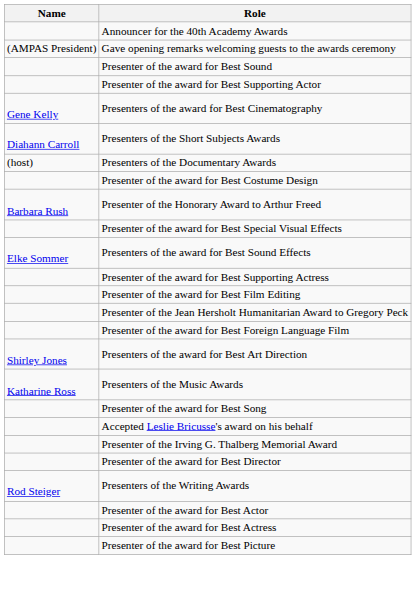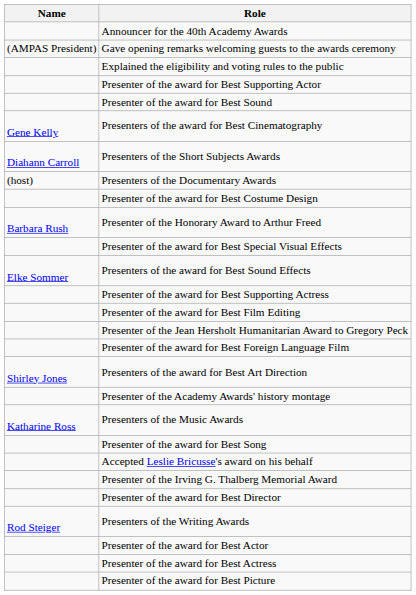+ row: (223, 66)
rows swapped: (187, 66) <-> (211, 84)
+ row: (216, 396)
